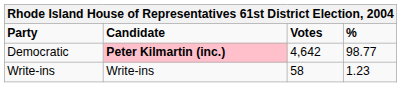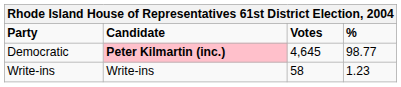(305, 52) 4,642 -> (305, 52) 4,645
